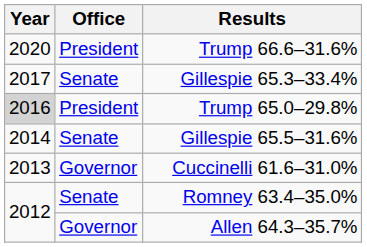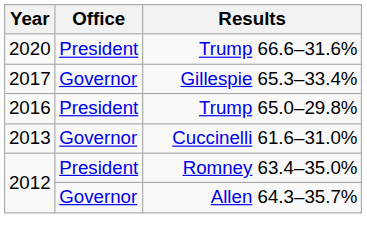(89, 78) Senate -> (98, 78) Governor
(30, 108) lightgrey background -> (30, 108) no background
- row: (269, 138)
(89, 197) Senate -> (99, 167) President
